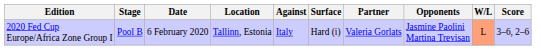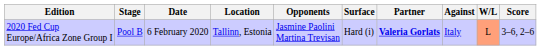columns swapped: (291, 11) <-> (438, 11)
(374, 32) normal -> (409, 32) bold
